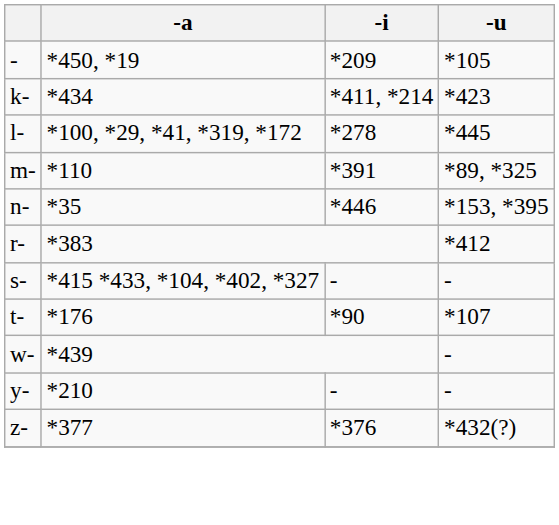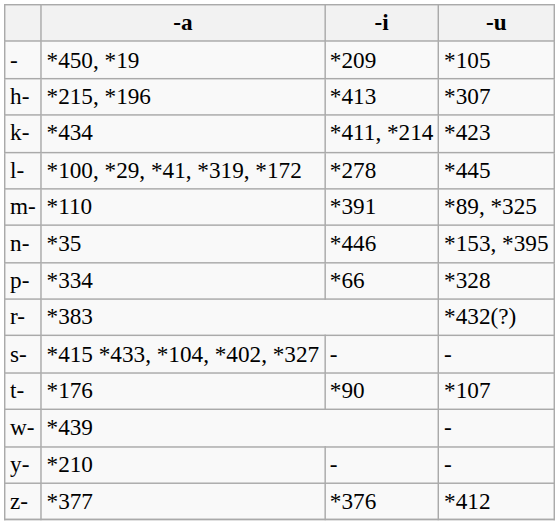+ row: (20, 96)
+ row: (20, 280)
(467, 243) *412 -> (480, 317) *432(?)
(480, 427) *432(?) -> (467, 501) *412
